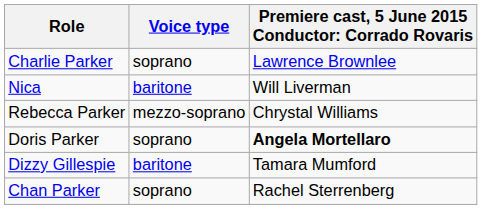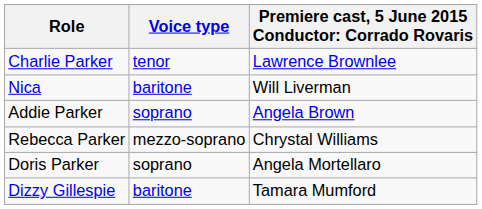(162, 61) soprano -> (151, 61) tenor
+ row: (55, 113)
(322, 139) bold -> (317, 165) normal
- row: (54, 191)
